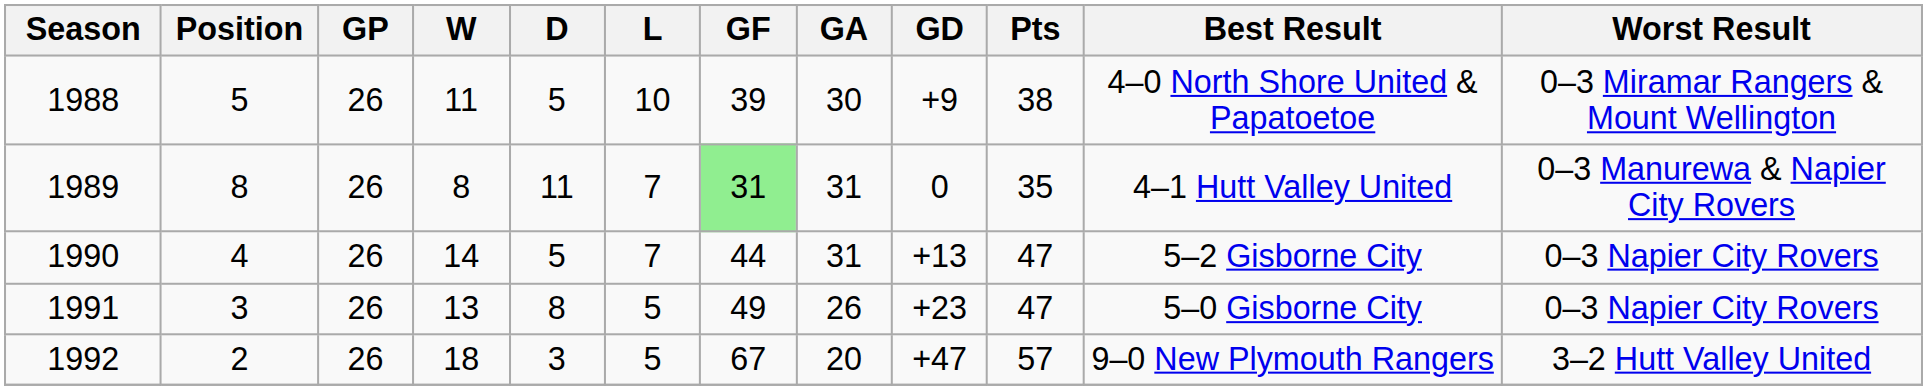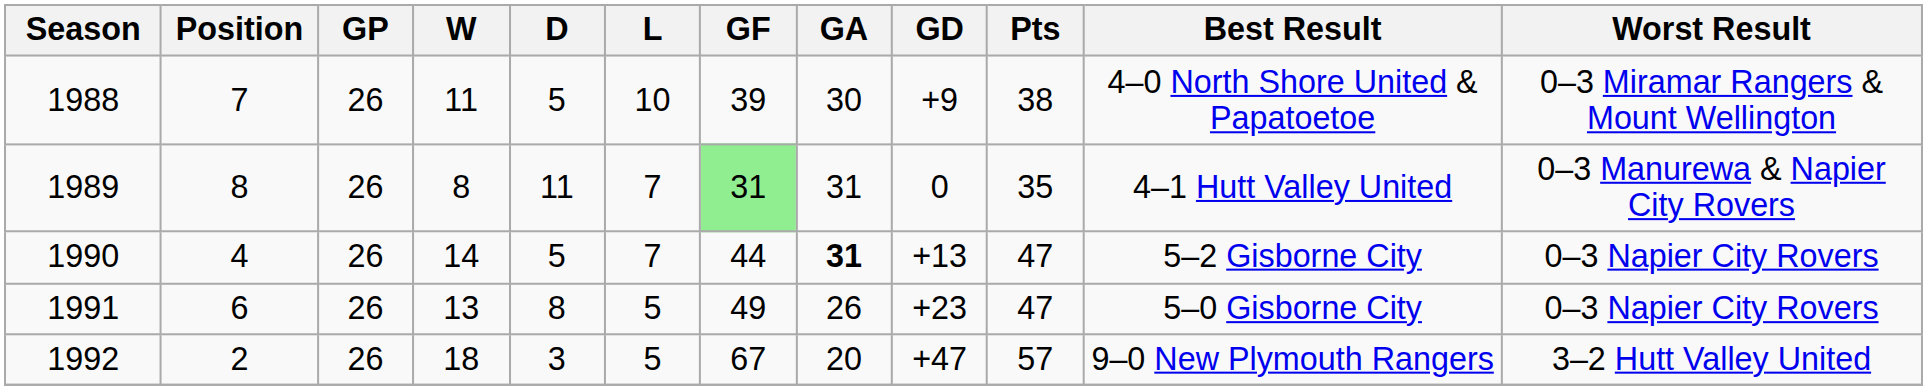(239, 99) 5 -> (239, 99) 7
(844, 256) normal -> (844, 256) bold
(239, 307) 3 -> (239, 307) 6
